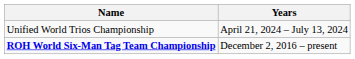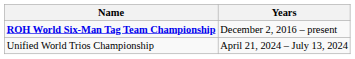rows swapped: (111, 45) <-> (80, 29)
